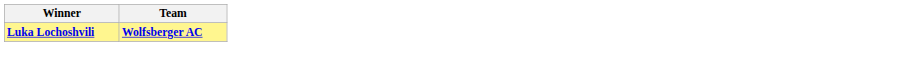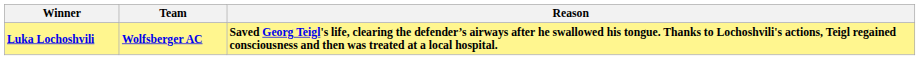+ column: (571, 13)
